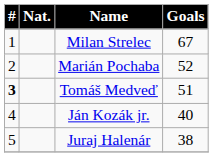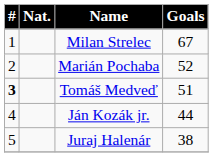(186, 115) 40 -> (186, 115) 44
